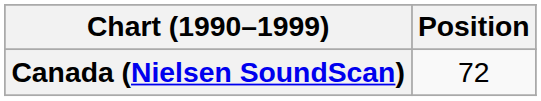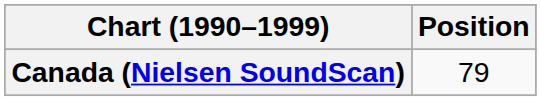(474, 71) 72 -> (474, 71) 79
